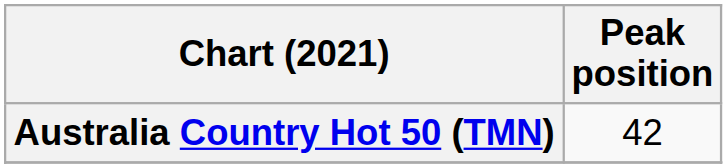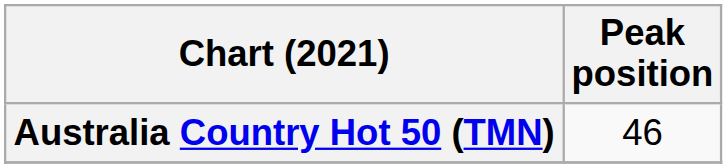(642, 132) 42 -> (642, 132) 46
